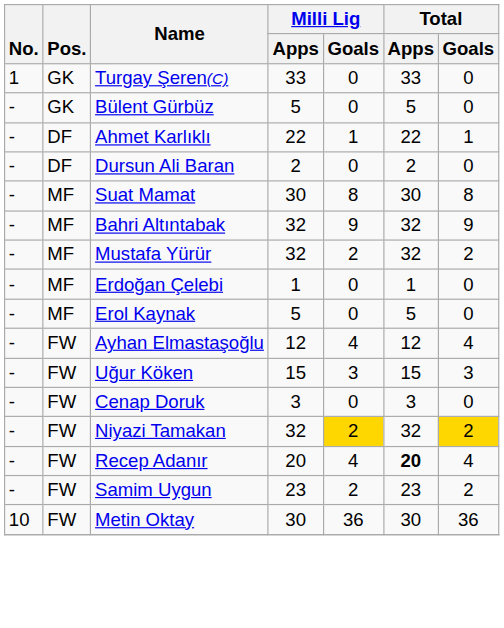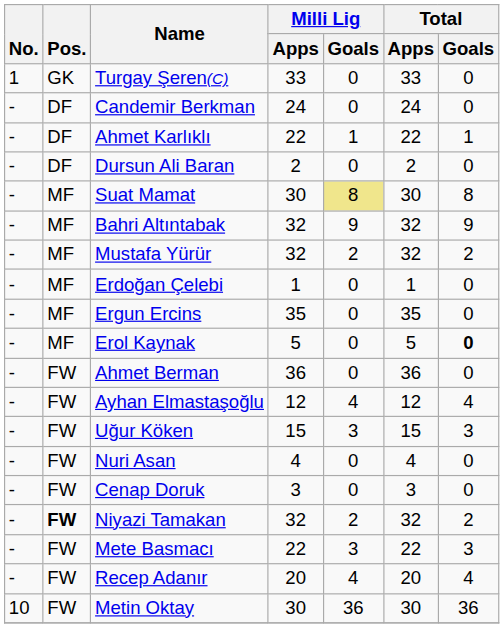- row: (154, 107)
+ row: (175, 107)
(353, 195) no background -> (353, 195) khaki background
+ row: (148, 313)
(468, 313) normal -> (468, 343) bold
+ row: (157, 372)
+ row: (135, 460)
(62, 431) normal -> (62, 519) bold
(353, 431) gold background -> (353, 519) no background
(468, 431) gold background -> (468, 519) no background
+ row: (154, 549)
(411, 460) bold -> (411, 578) normal
- row: (153, 490)
